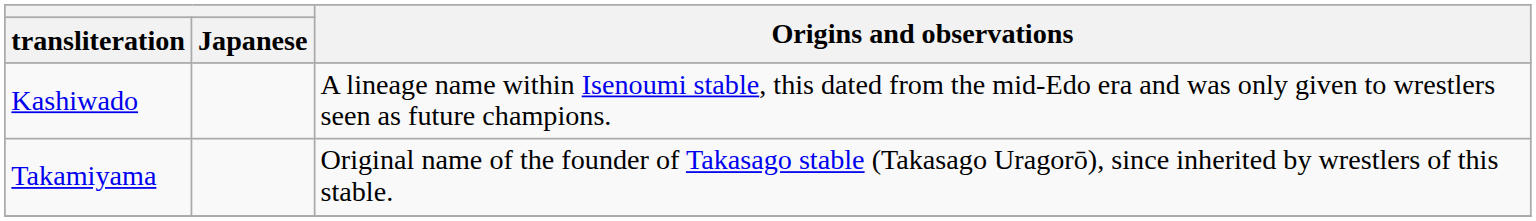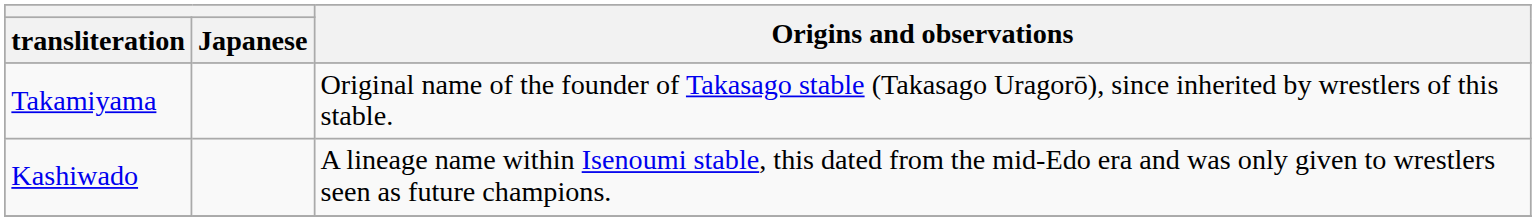rows swapped: (75, 100) <-> (84, 176)
